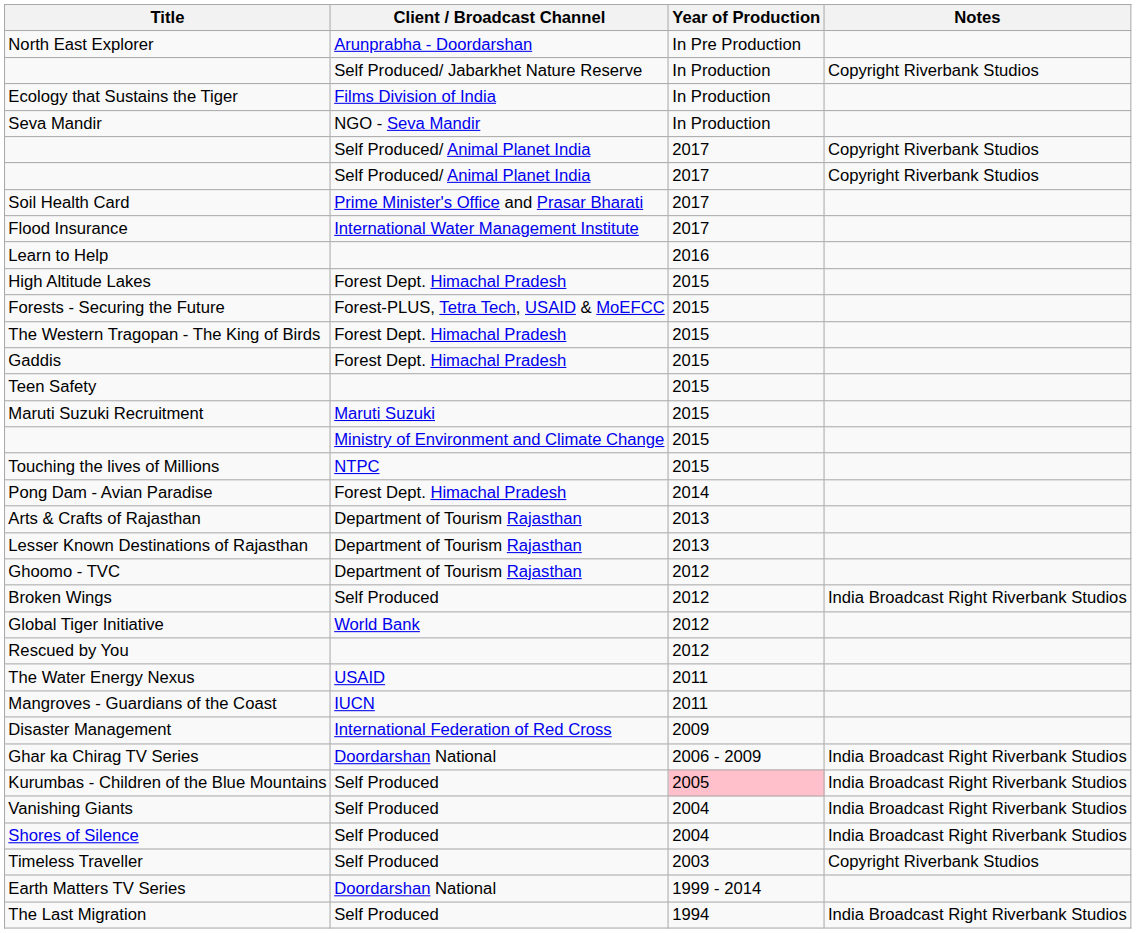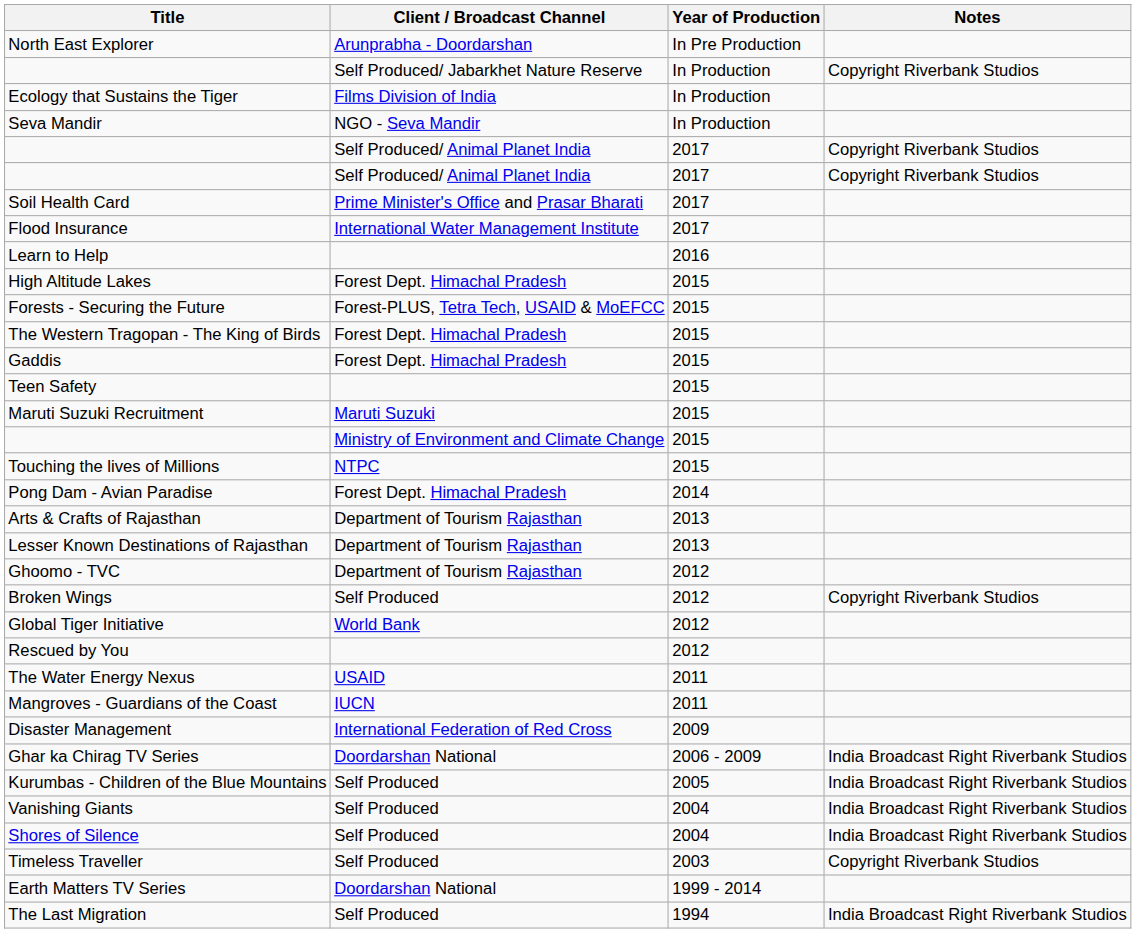(977, 598) India Broadcast Right Riverbank Studios -> (933, 598) Copyright Riverbank Studios
(691, 783) pink background -> (691, 783) no background
